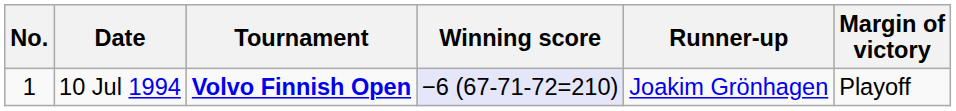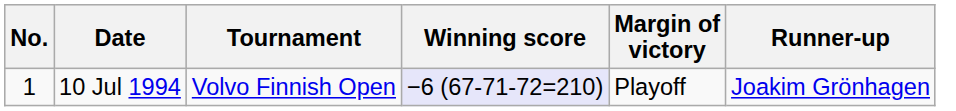columns swapped: (892, 37) <-> (729, 37)
(301, 87) bold -> (294, 87) normal
